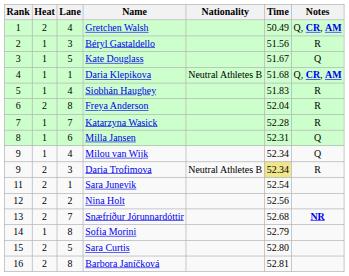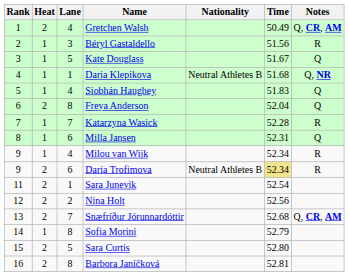(318, 75) Q, CR, AM -> (318, 75) Q, NR
(318, 91) R -> (318, 91) Q
(318, 106) R -> (318, 106) Q
(318, 153) Q -> (318, 153) R
(70, 169) 3 -> (70, 169) 6
(318, 216) NR -> (318, 216) Q, CR, AM
